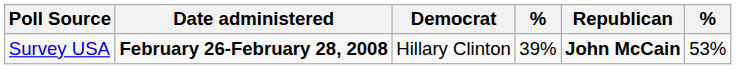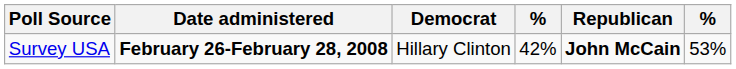(538, 48) 39% -> (538, 48) 42%
